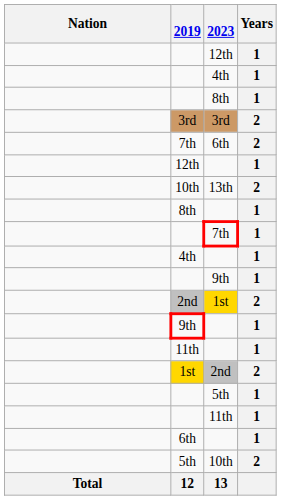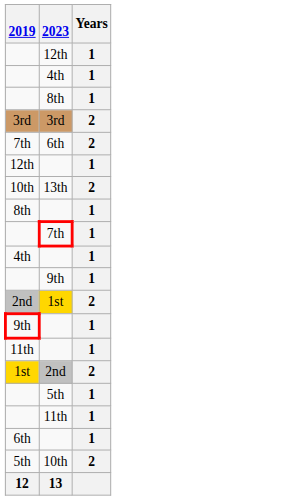- column: (88, 24)
